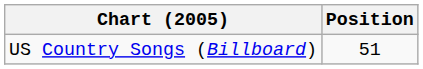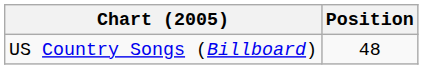(370, 50) 51 -> (370, 50) 48
